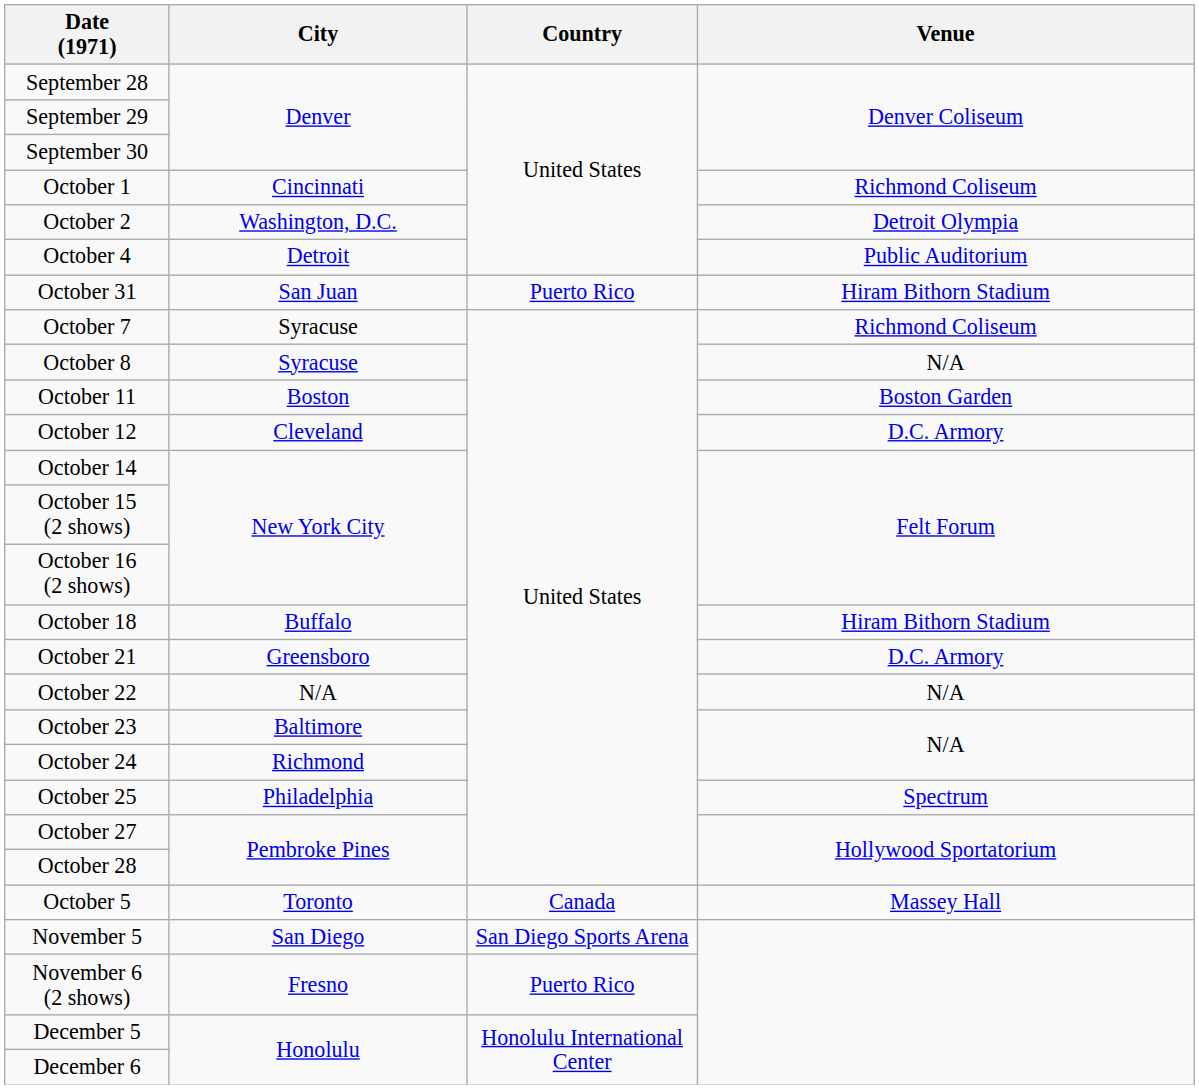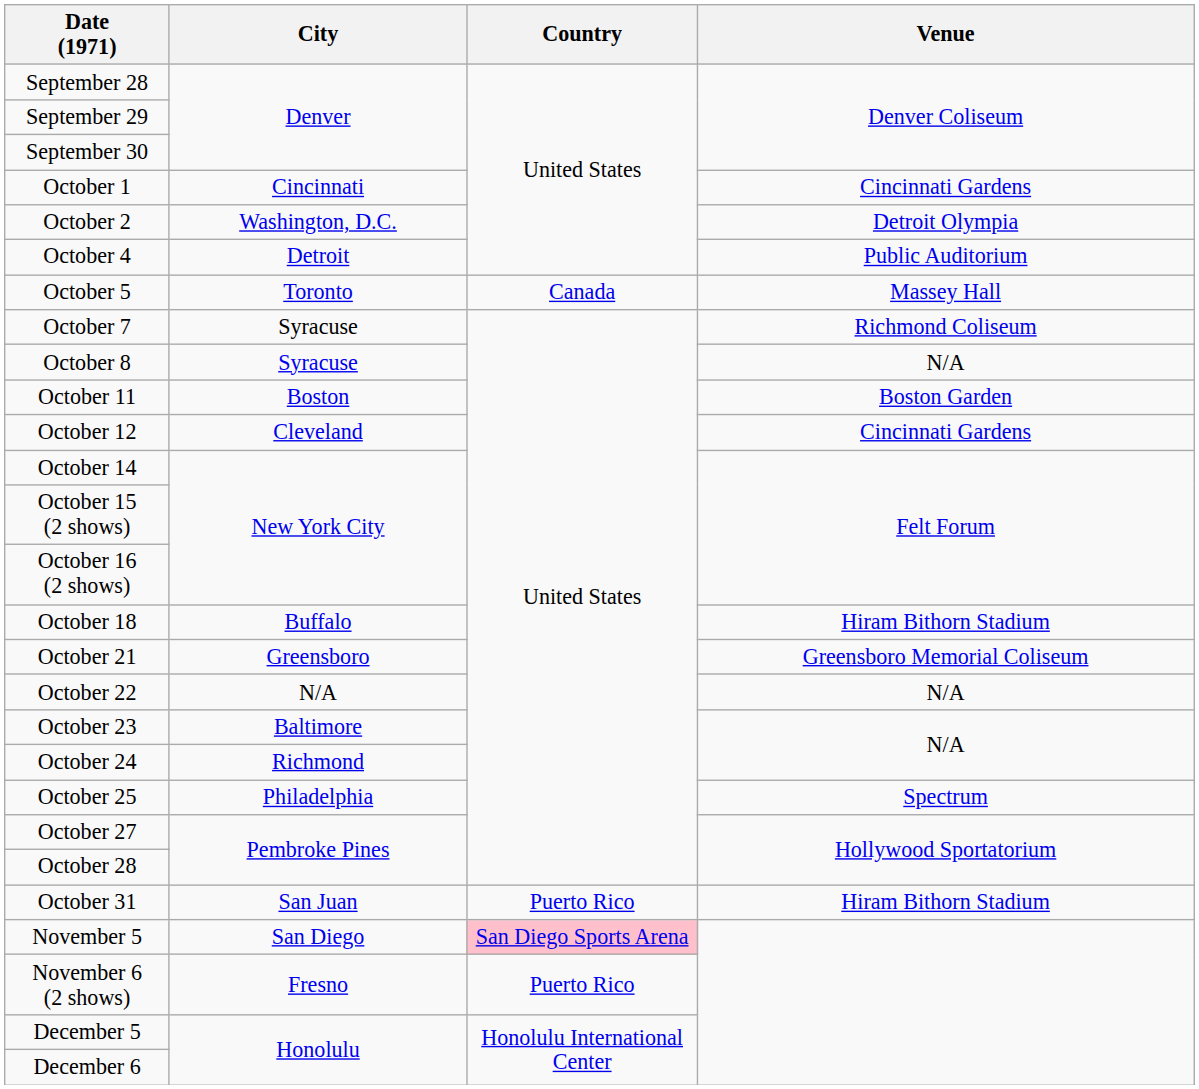(946, 186) Richmond Coliseum -> (946, 186) Cincinnati Gardens
rows swapped: (87, 901) <-> (87, 291)
(946, 432) D.C. Armory -> (946, 432) Cincinnati Gardens
(946, 656) D.C. Armory -> (946, 656) Greensboro Memorial Coliseum
(582, 936) no background -> (582, 936) pink background
